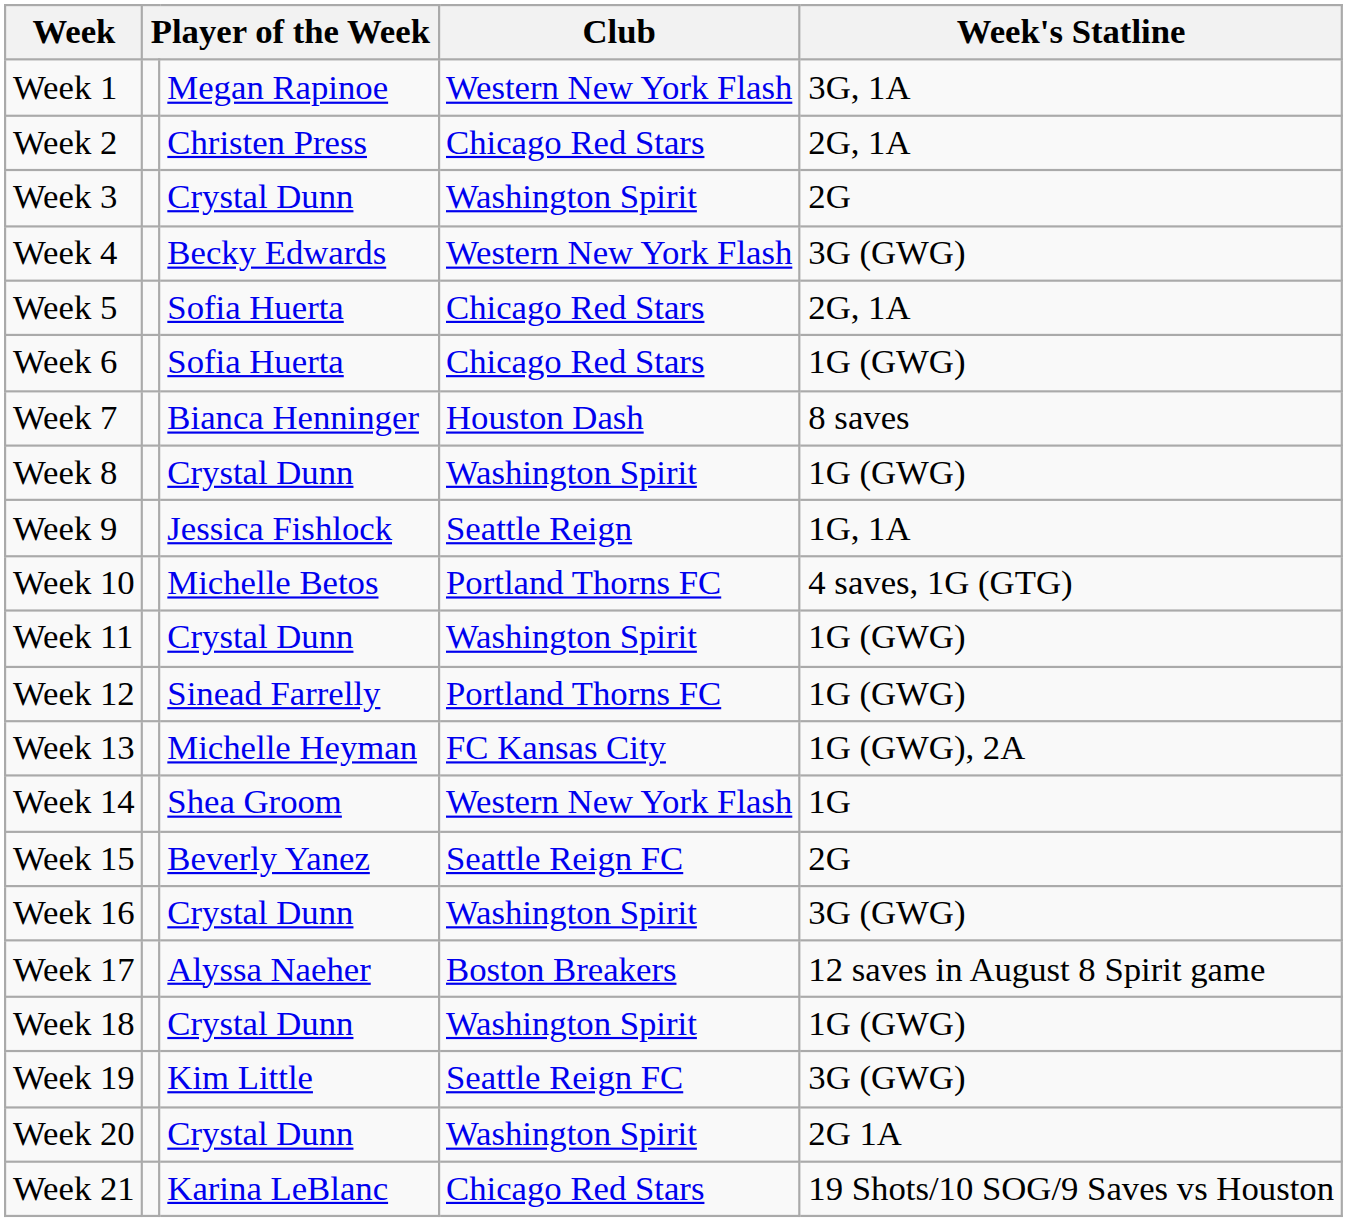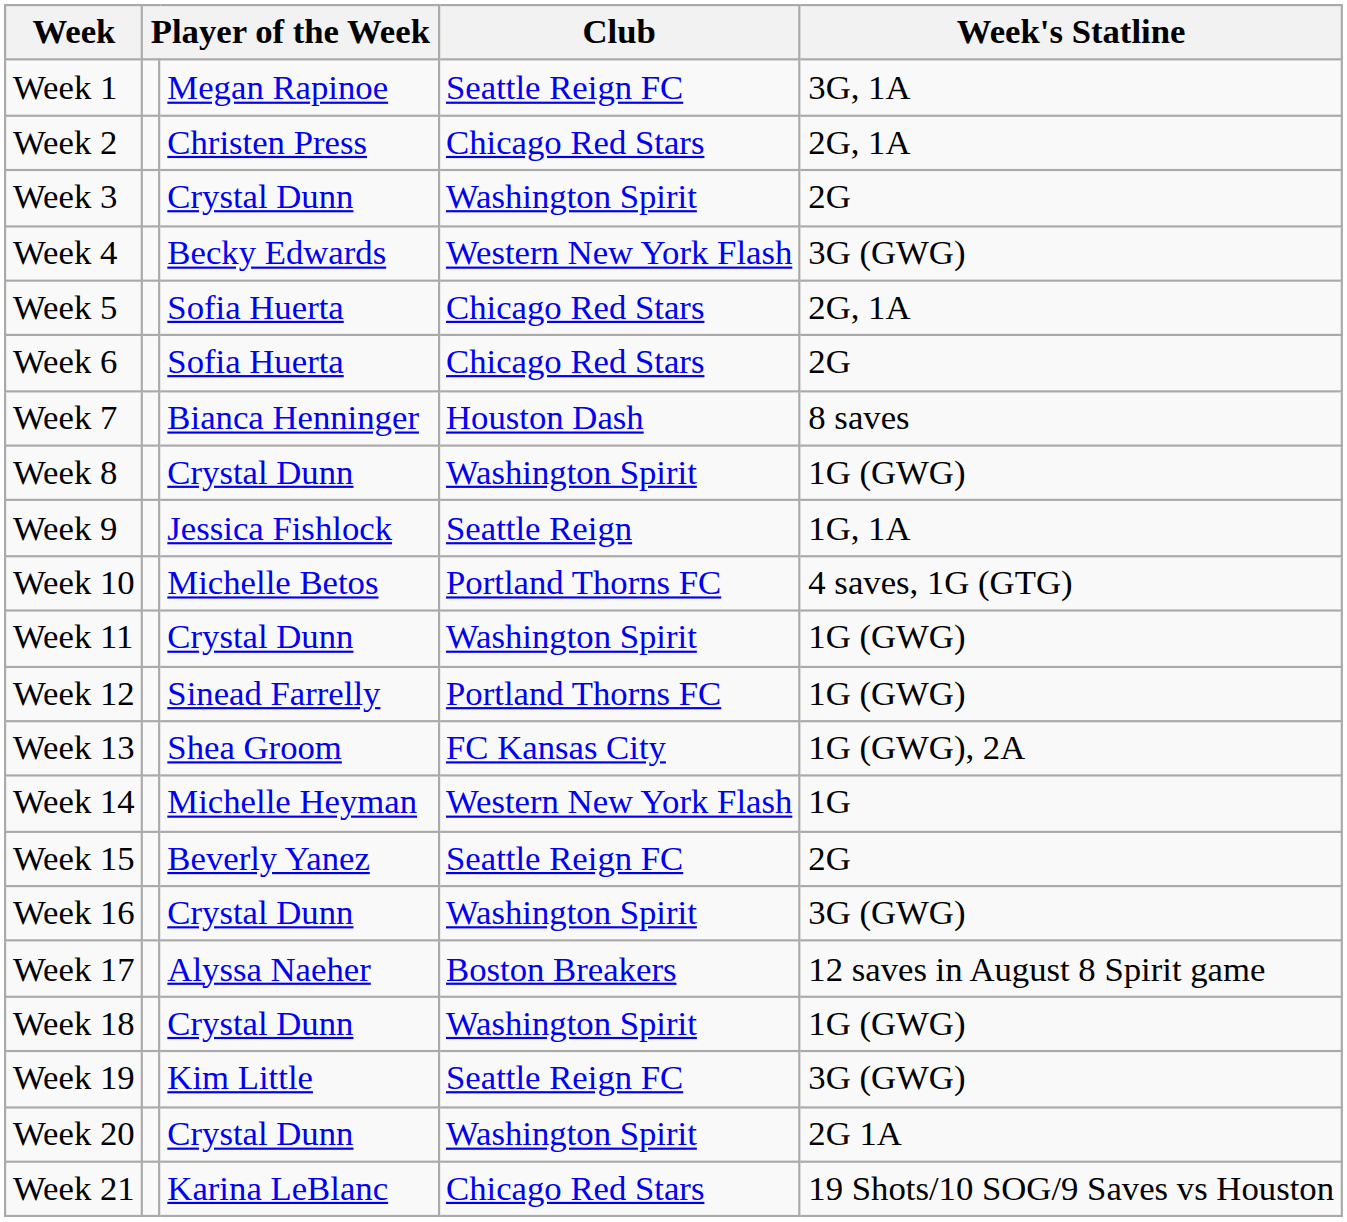(619, 87) Western New York Flash -> (565, 87) Seattle Reign FC
(887, 362) 1G (GWG) -> (830, 362) 2G
(292, 747) Michelle Heyman -> (255, 747) Shea Groom
(255, 802) Shea Groom -> (292, 802) Michelle Heyman
